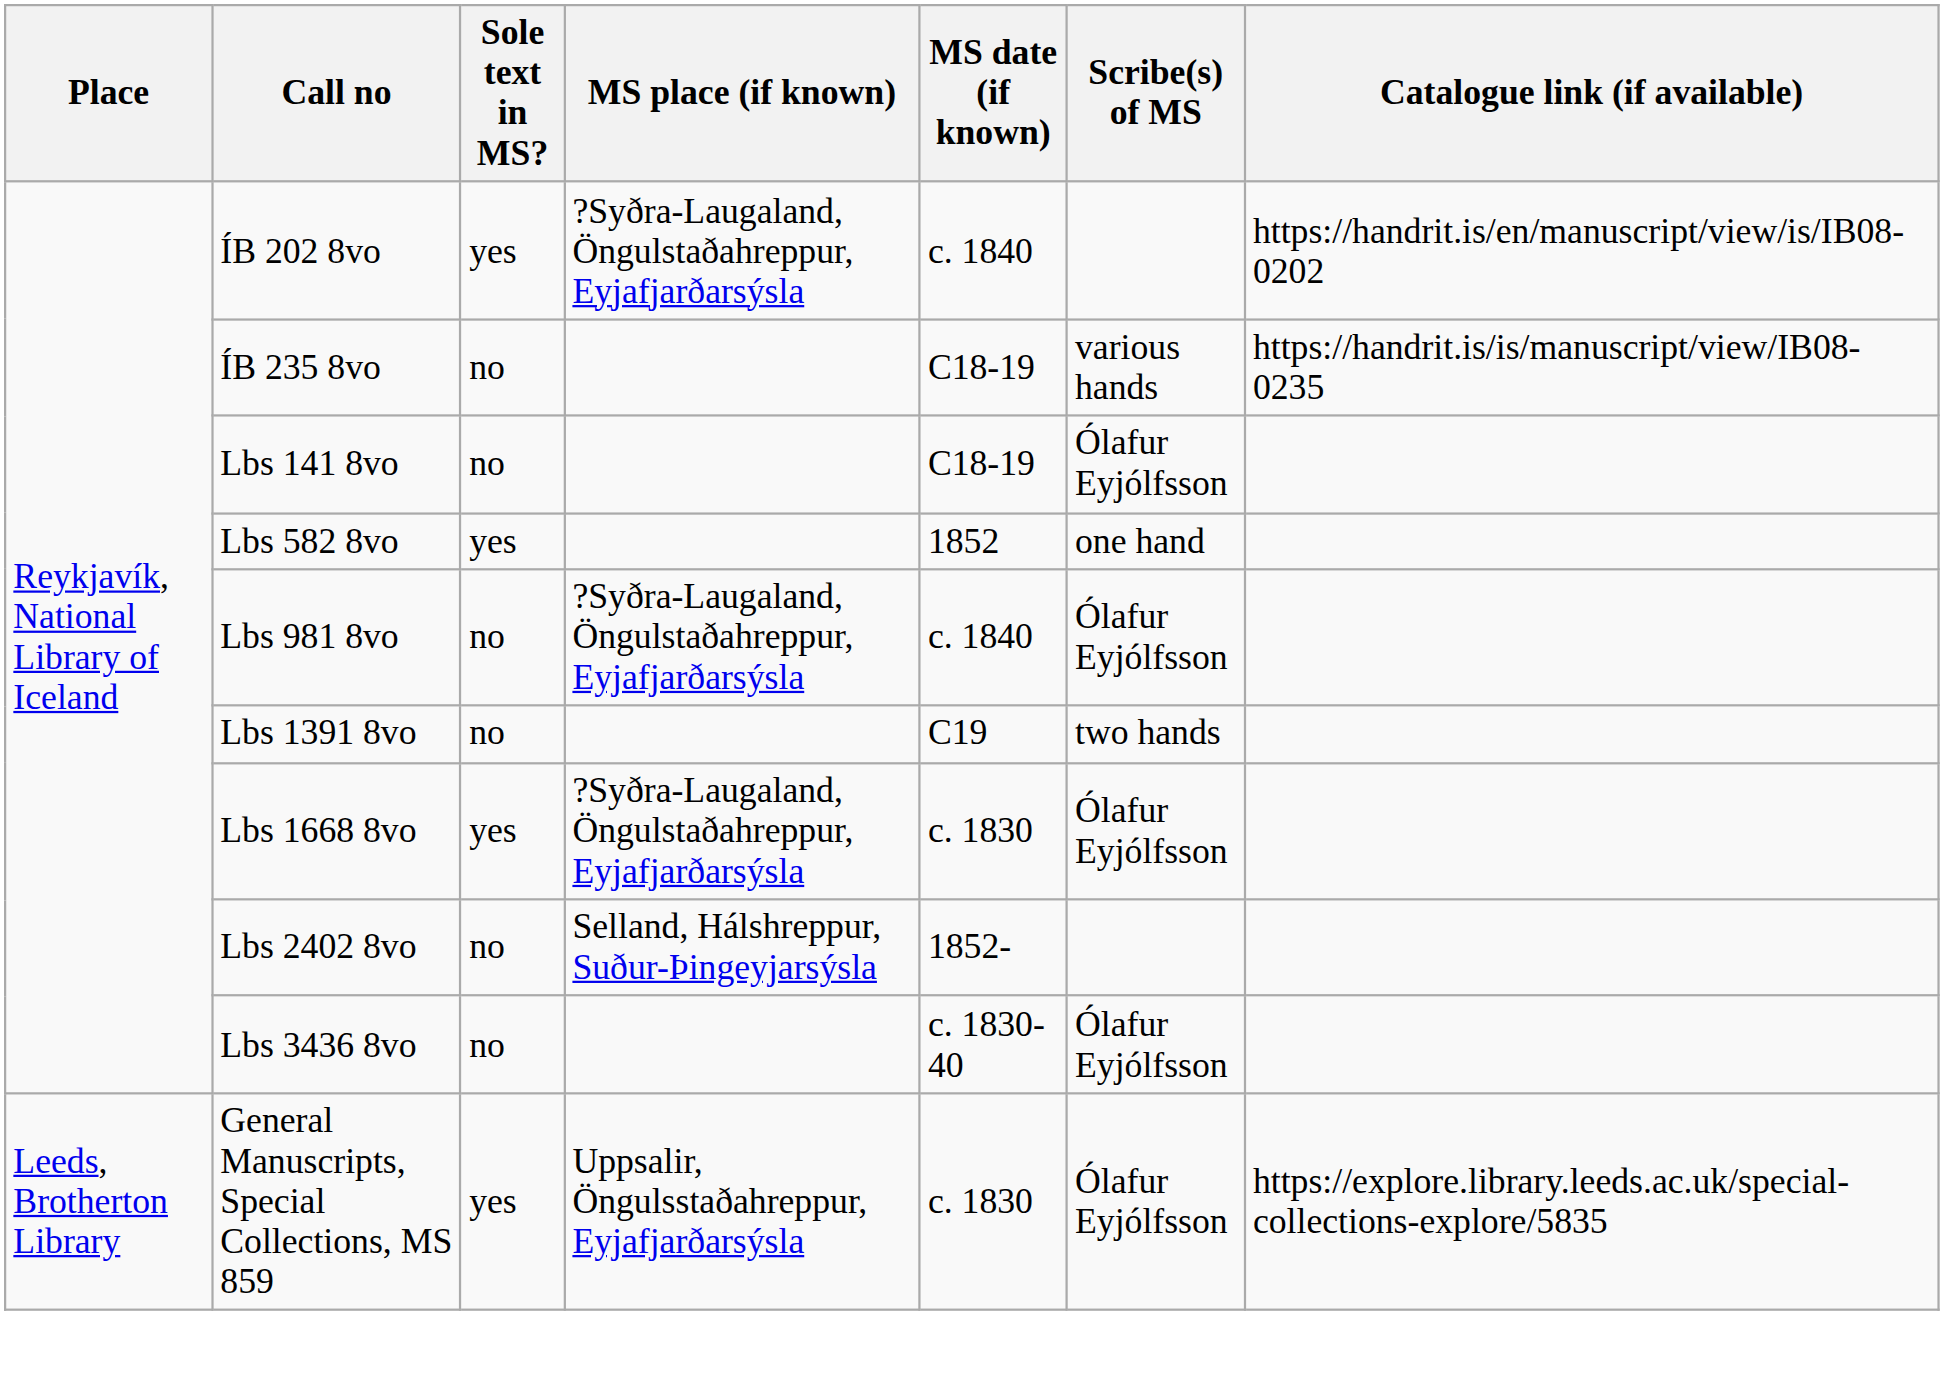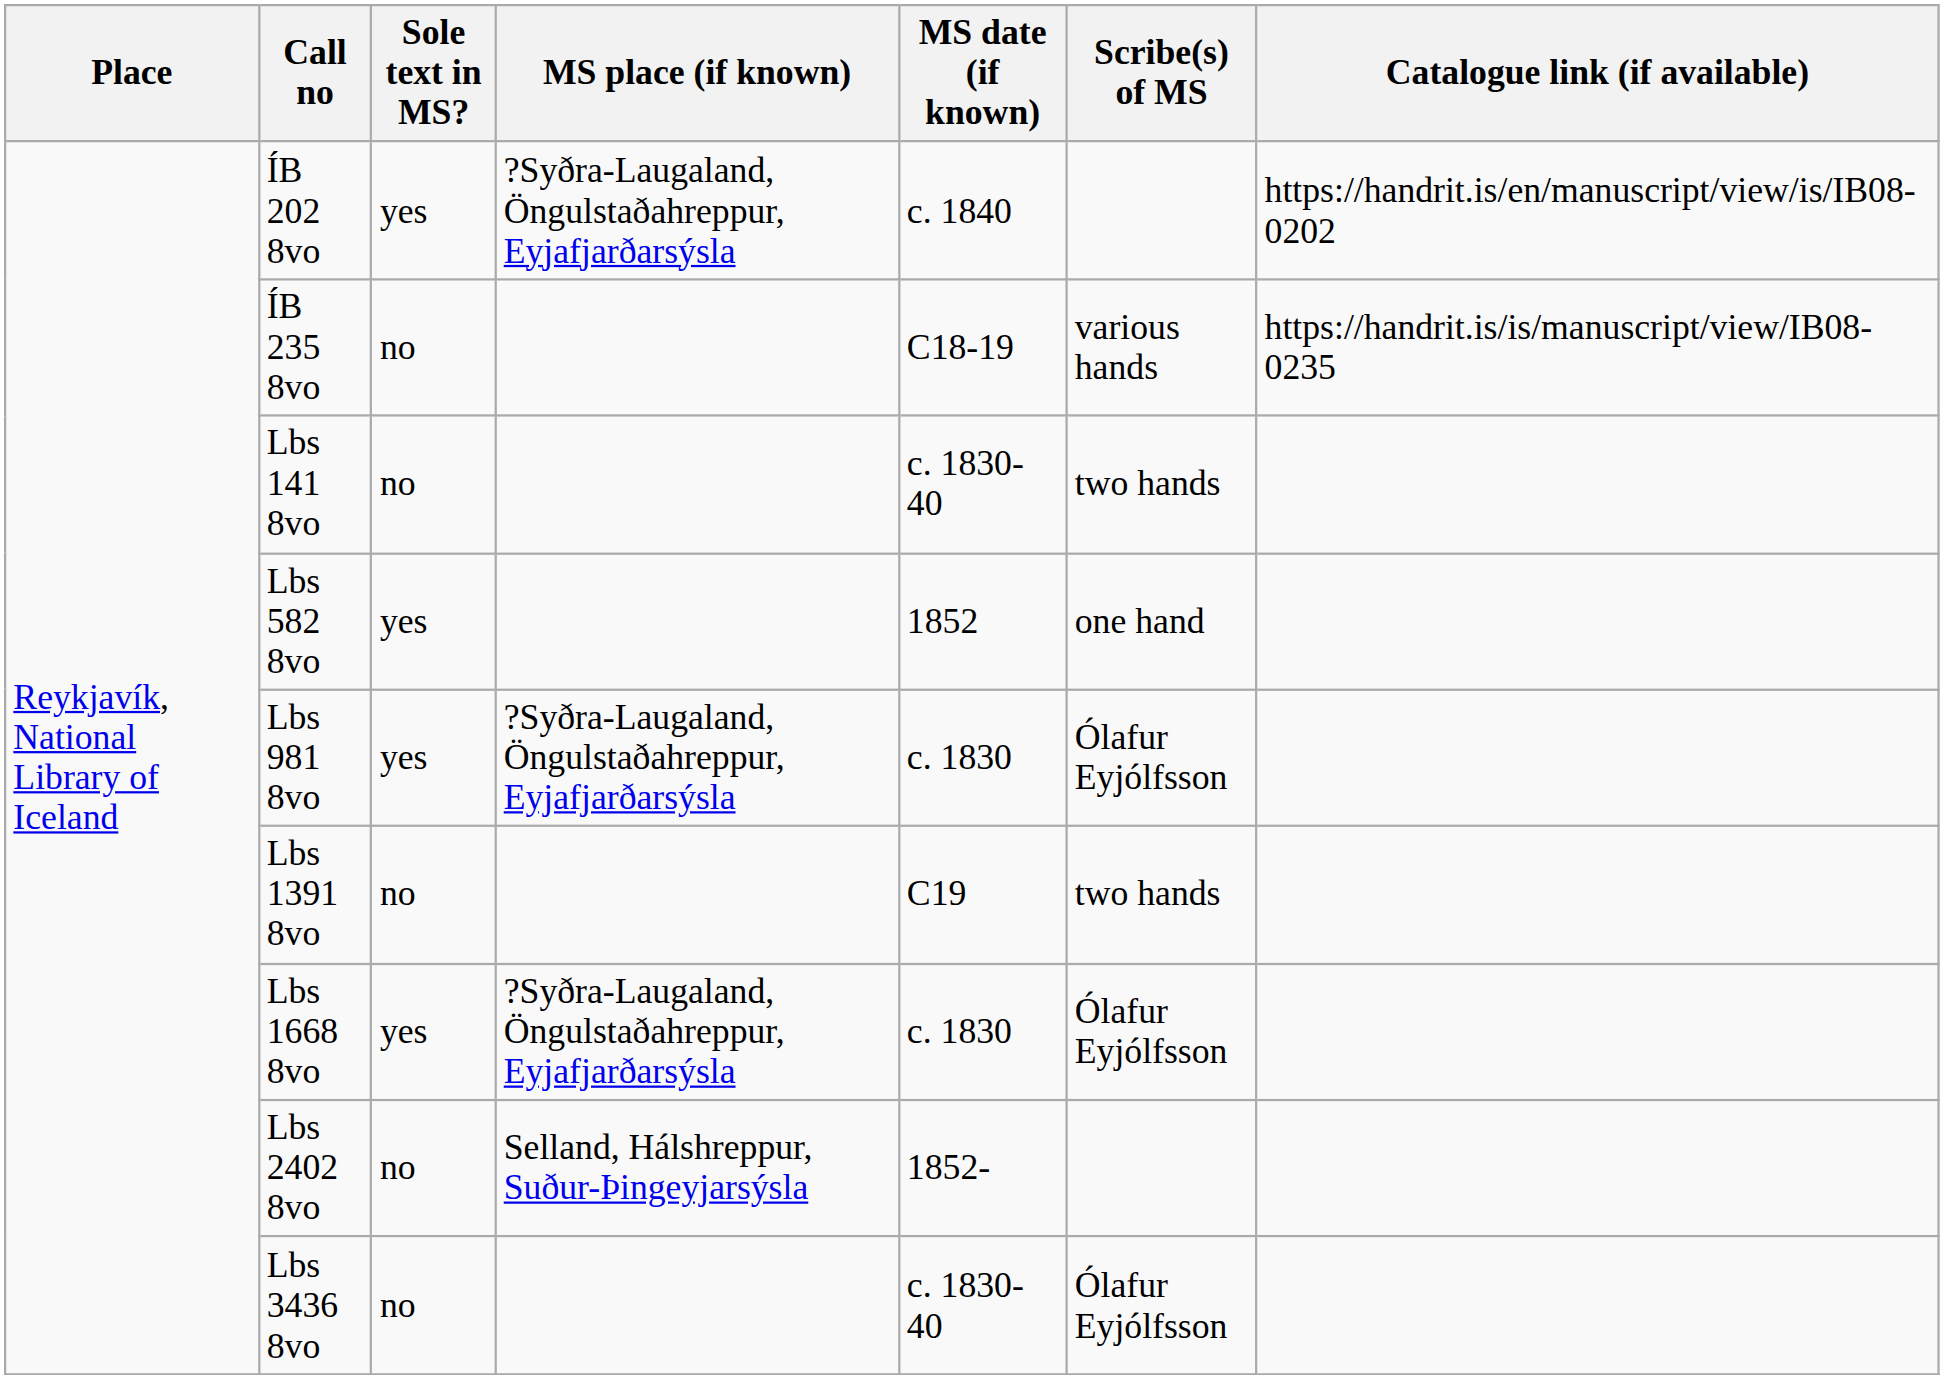(981, 463) C18-19 -> (965, 483) c. 1830-40
(1151, 463) Ólafur Eyjólfsson -> (1148, 483) two hands
(487, 636) no -> (404, 757) yes
(980, 636) c. 1840 -> (959, 757) c. 1830
- row: (336, 1200)
